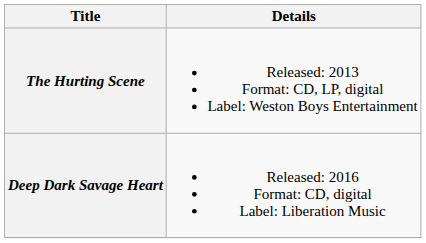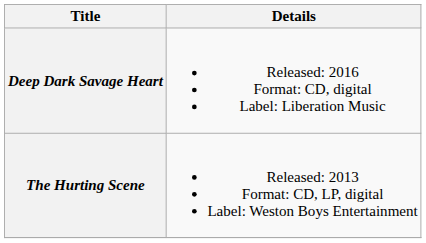rows swapped: (85, 80) <-> (85, 185)
